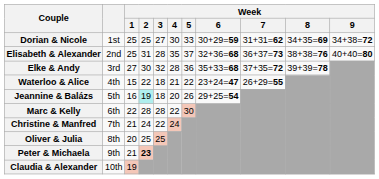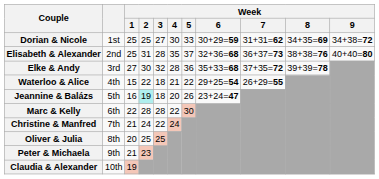(218, 82) 23+24=47 -> (218, 82) 29+25=54
(218, 96) 29+25=54 -> (218, 96) 23+24=47
(146, 152) bold -> (146, 152) normal
